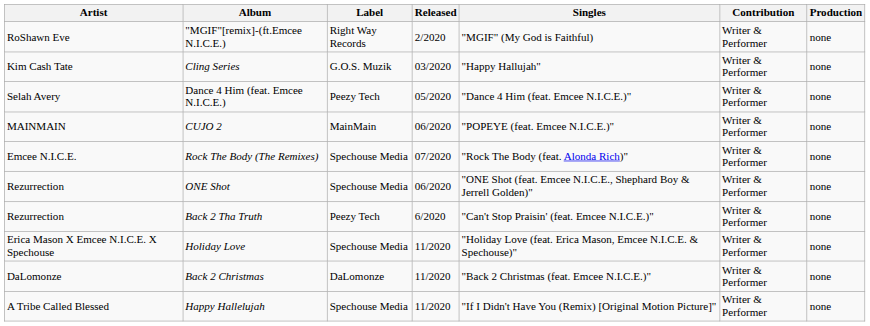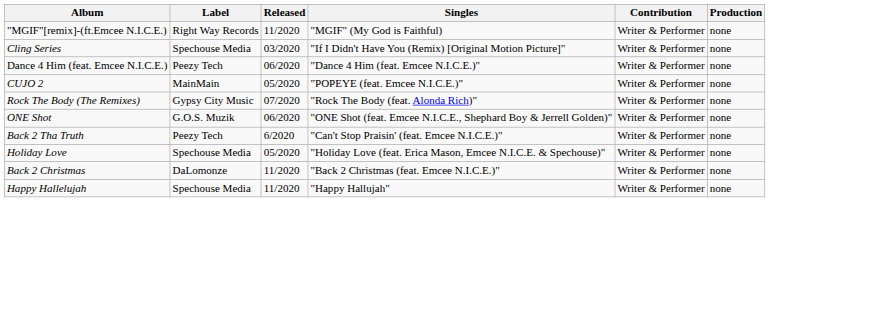- column: (94, 13)
(430, 36) 2/2020 -> (282, 30) 11/2020
(361, 66) G.O.S. Muzik -> (212, 48) Spechouse Media
(501, 66) "Happy Hallujah" -> (438, 48) "If I Didn't Have You (Remix) [Original Motion Picture]"
(433, 96) 05/2020 -> (282, 65) 06/2020
(433, 126) 06/2020 -> (282, 83) 05/2020
(369, 156) Spechouse Media -> (213, 100) Gypsy City Music
(369, 186) Spechouse Media -> (204, 118) G.O.S. Muzik
(433, 246) 11/2020 -> (282, 153) 05/2020
(589, 306) "If I Didn't Have You (Remix) [Original Motion Picture]" -> (350, 188) "Happy Hallujah"
